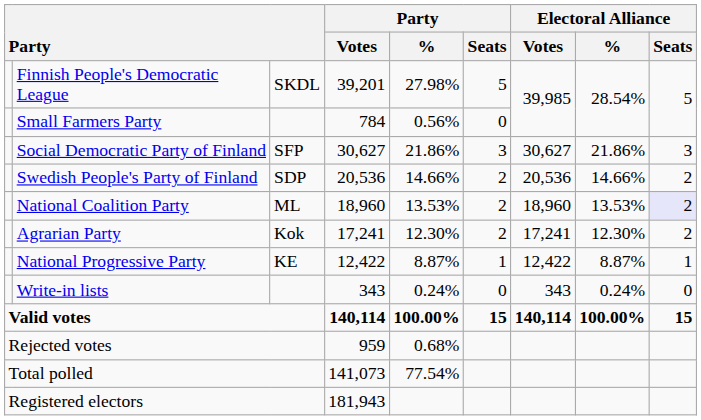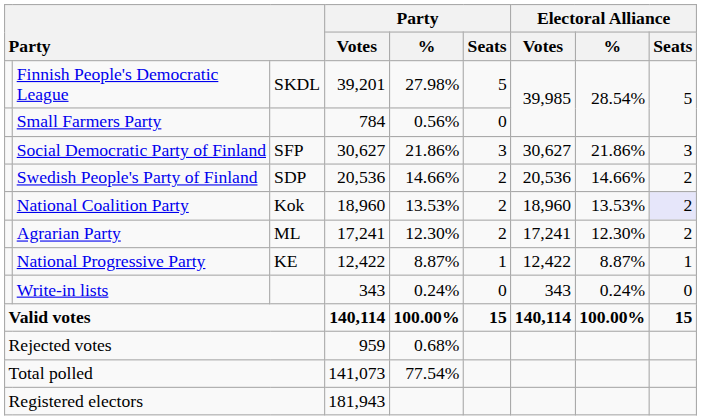(287, 205) ML -> (289, 205) Kok
(289, 233) Kok -> (287, 233) ML
